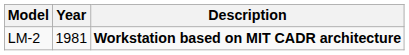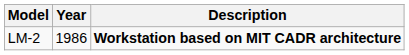(71, 38) 1981 -> (71, 38) 1986
